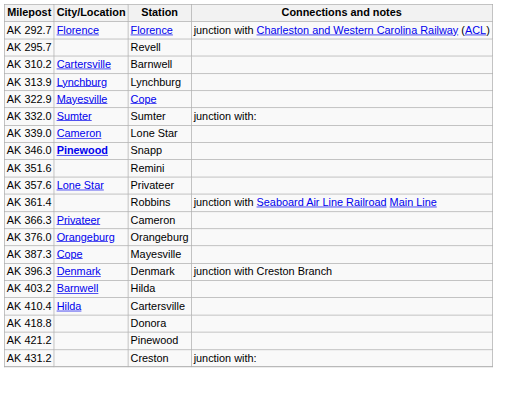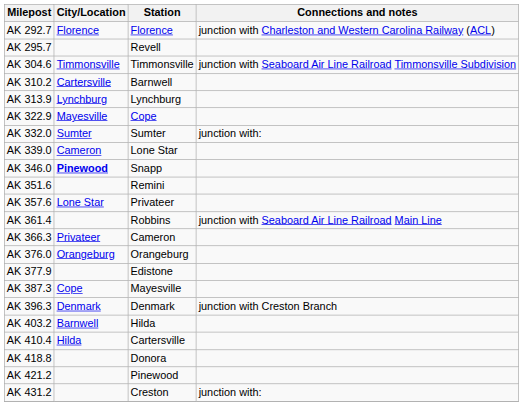+ row: (29, 64)
+ row: (29, 271)
